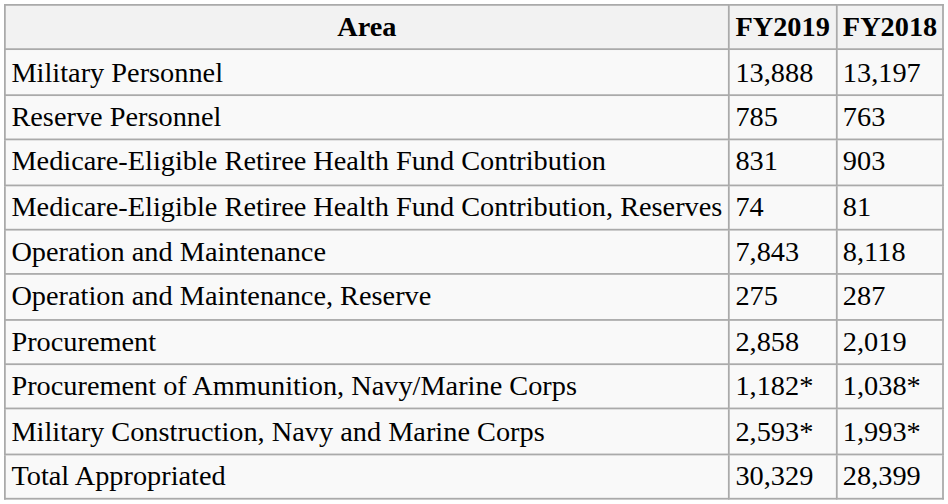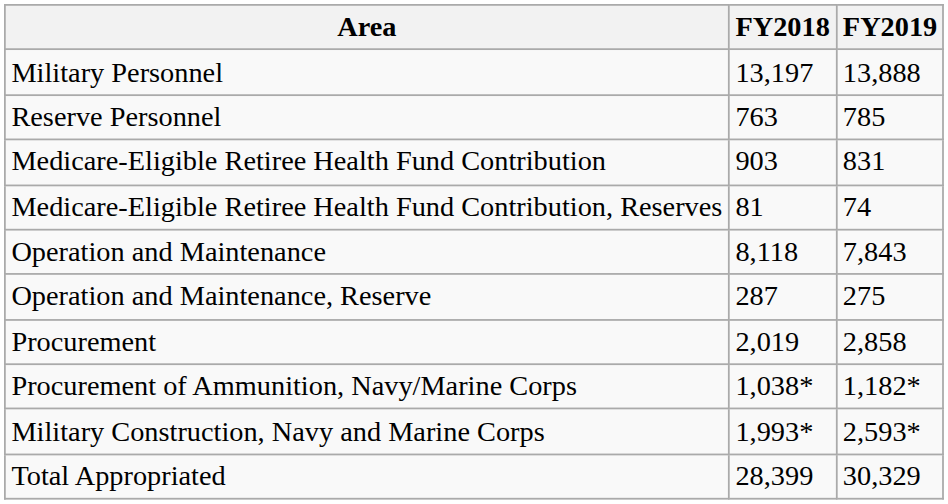columns swapped: (890, 26) <-> (783, 26)
